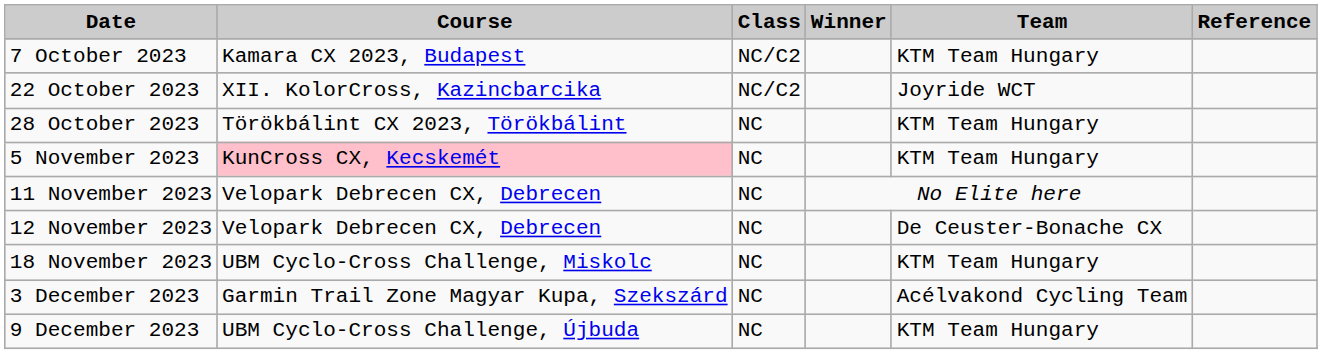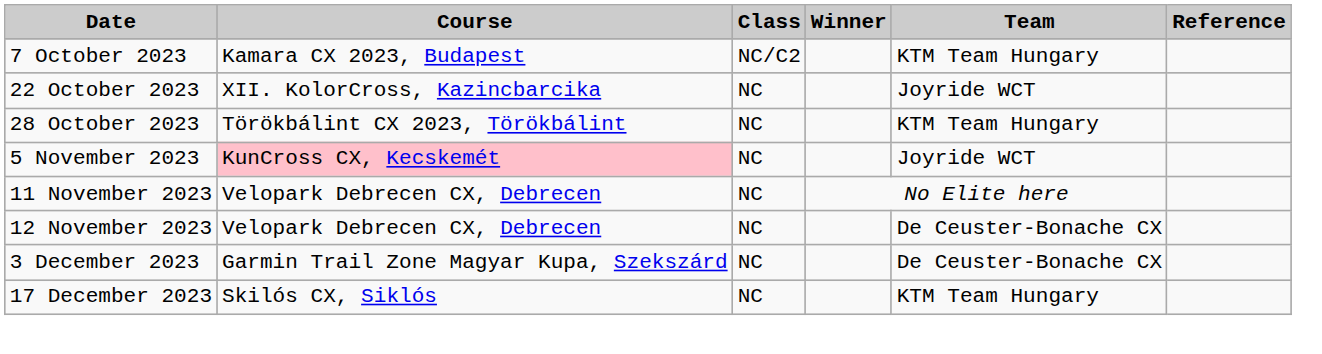(769, 91) NC/C2 -> (750, 91) NC
(998, 159) KTM Team Hungary -> (966, 159) Joyride WCT
- row: (111, 262)
(1042, 297) Acélvakond Cycling Team -> (1029, 262) De Ceuster-Bonache CX
- row: (105, 331)
+ row: (111, 297)
